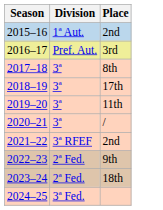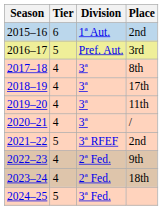+ column: (63, 13)
